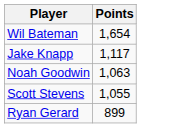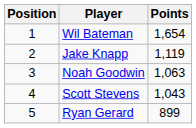+ column: (32, 14)
(115, 53) 1,117 -> (170, 53) 1,119
(115, 93) 1,055 -> (170, 93) 1,043
